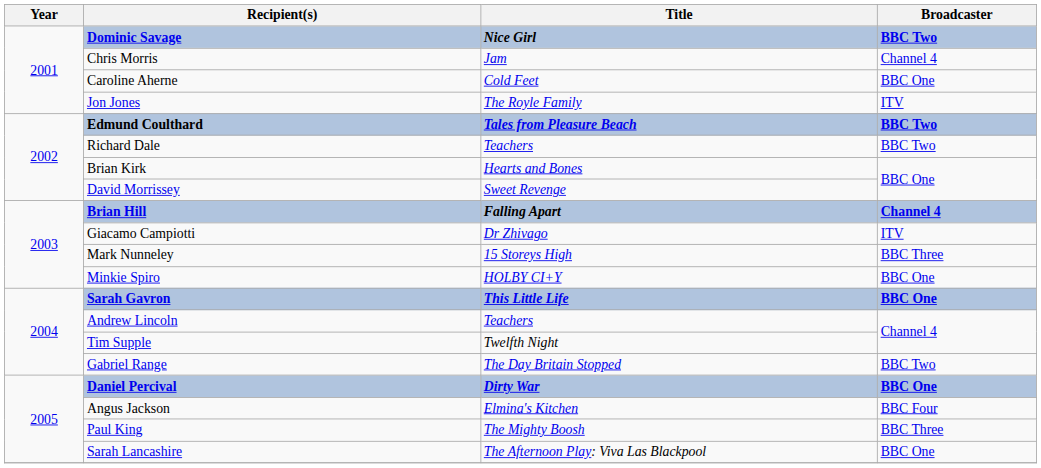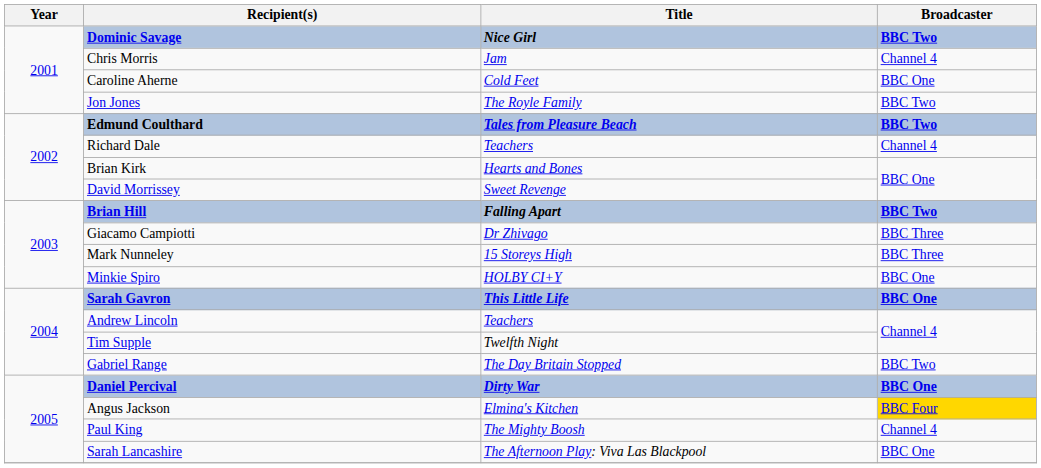(892, 102) ITV -> (908, 102) BBC Two
(908, 146) BBC Two -> (909, 146) Channel 4
(911, 211) Channel 4 -> (909, 211) BBC Two
(892, 233) ITV -> (912, 233) BBC Three
(909, 408) no background -> (909, 408) gold background
(912, 430) BBC Three -> (909, 430) Channel 4
